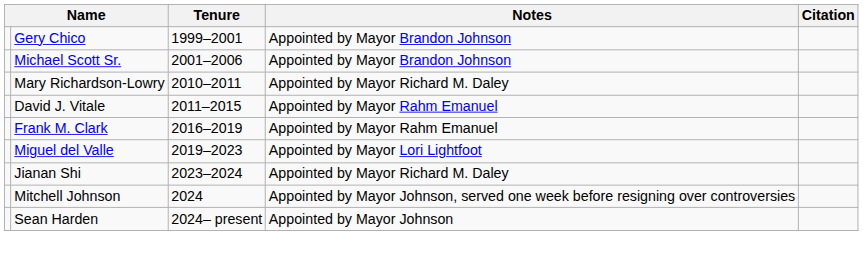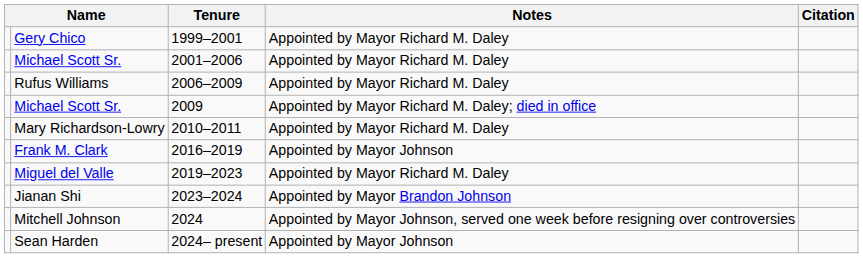(390, 38) Appointed by Mayor Brandon Johnson -> (389, 38) Appointed by Mayor Richard M. Daley
(390, 60) Appointed by Mayor Brandon Johnson -> (389, 60) Appointed by Mayor Richard M. Daley
+ row: (61, 83)
+ row: (68, 106)
- row: (60, 106)
(383, 128) Appointed by Mayor Rahm Emanuel -> (361, 151) Appointed by Mayor Johnson
(375, 151) Appointed by Mayor Lori Lightfoot -> (389, 173) Appointed by Mayor Richard M. Daley
(389, 173) Appointed by Mayor Richard M. Daley -> (390, 196) Appointed by Mayor Brandon Johnson
